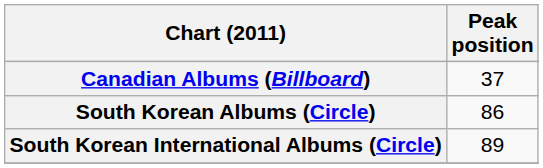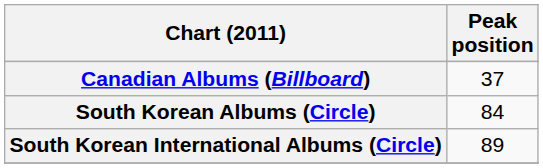(493, 111) 86 -> (493, 111) 84
